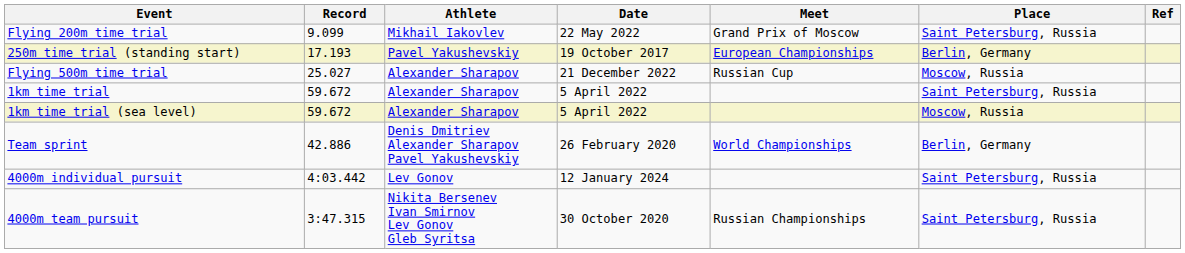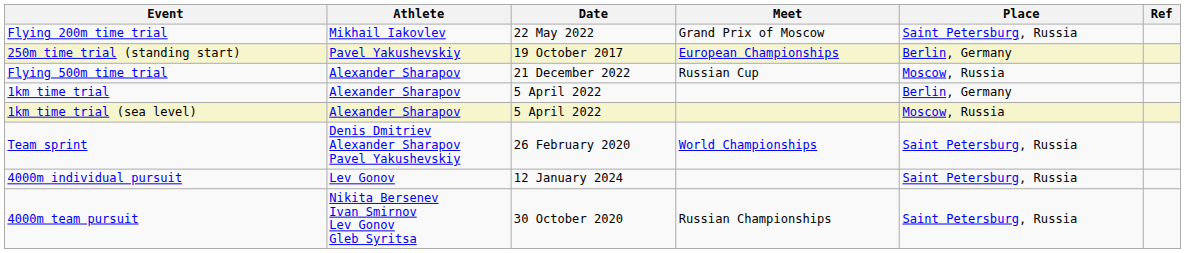- column: (345, 15)
(1009, 93) Saint Petersburg, Russia -> (957, 93) Berlin, Germany
(976, 146) Berlin, Germany -> (990, 146) Saint Petersburg, Russia
